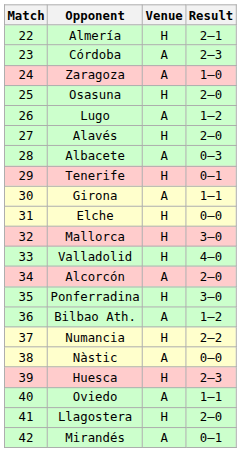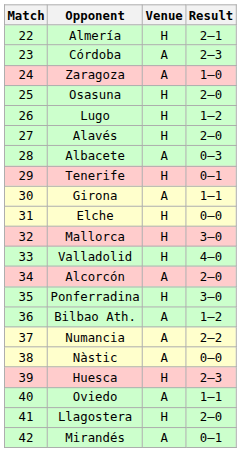(164, 116) A -> (164, 116) H
(164, 337) H -> (164, 337) A
